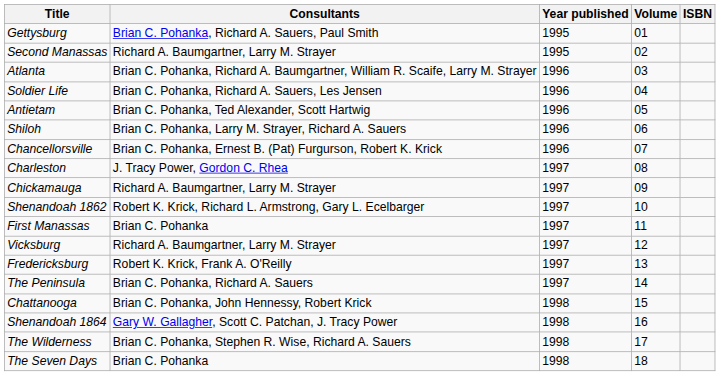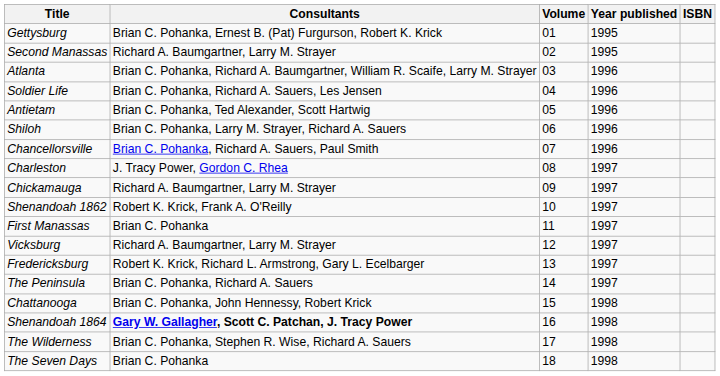columns swapped: (656, 14) <-> (585, 14)
(246, 33) Brian C. Pohanka, Richard A. Sauers, Paul Smith -> (277, 33) Brian C. Pohanka, Ernest B. (Pat) Furgurson, Robert K. Krick
(277, 149) Brian C. Pohanka, Ernest B. (Pat) Furgurson, Robert K. Krick -> (246, 149) Brian C. Pohanka, Richard A. Sauers, Paul Smith
(269, 206) Robert K. Krick, Richard L. Armstrong, Gary L. Ecelbarger -> (202, 206) Robert K. Krick, Frank A. O'Reilly
(202, 264) Robert K. Krick, Frank A. O'Reilly -> (269, 264) Robert K. Krick, Richard L. Armstrong, Gary L. Ecelbarger
(255, 322) normal -> (263, 322) bold
